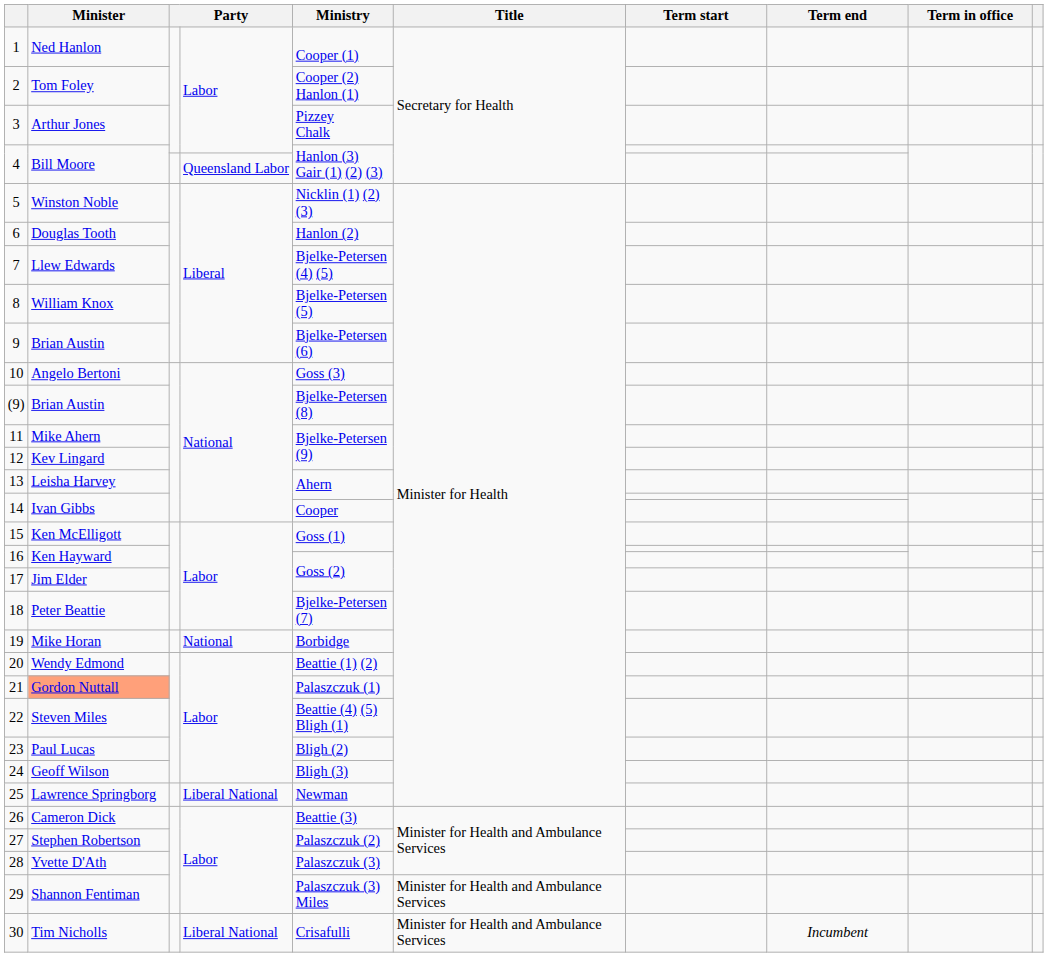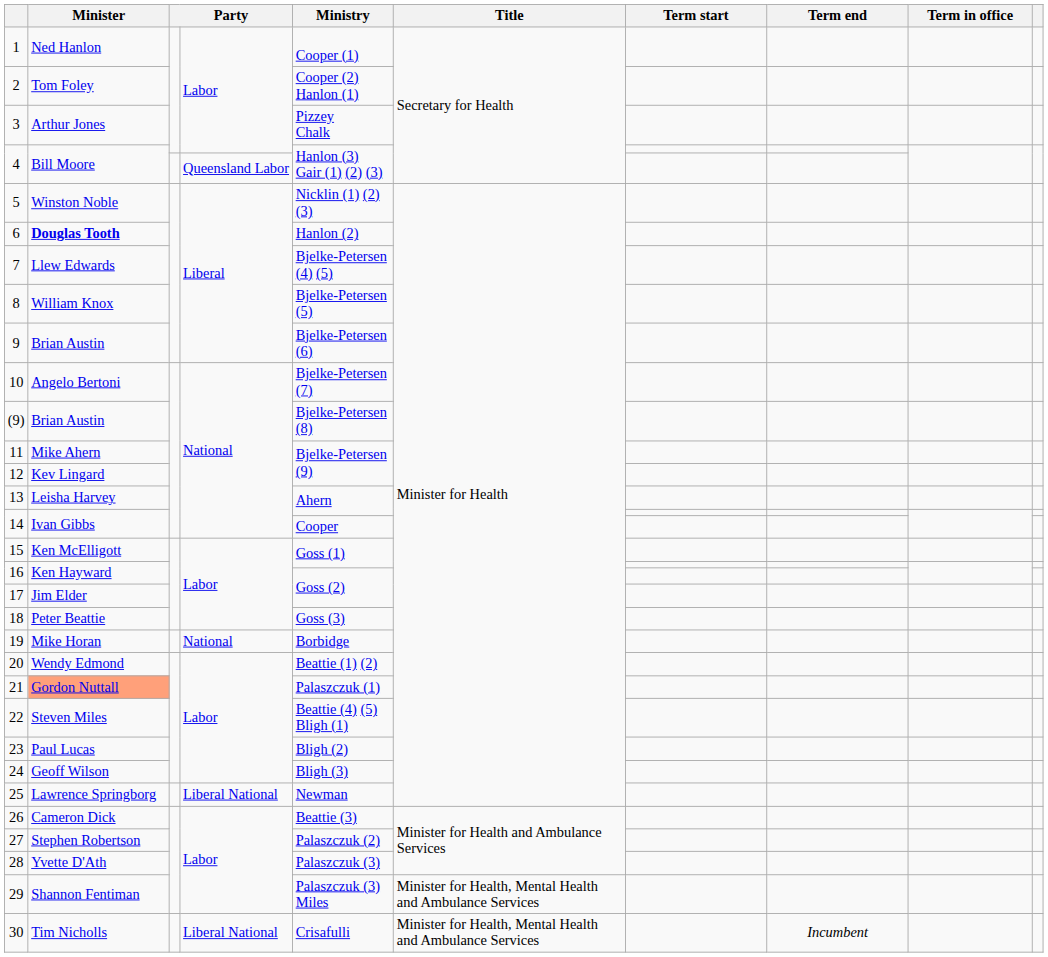(74, 233) normal -> (75, 233) bold
(320, 373) Goss (3) -> (341, 381) Bjelke-Petersen (7)
(341, 610) Bjelke-Petersen (7) -> (320, 618) Goss (3)
(499, 893) Minister for Health and Ambulance Services -> (497, 893) Minister for Health, Mental Health and Ambulance Services
(499, 933) Minister for Health and Ambulance Services -> (497, 933) Minister for Health, Mental Health and Ambulance Services
